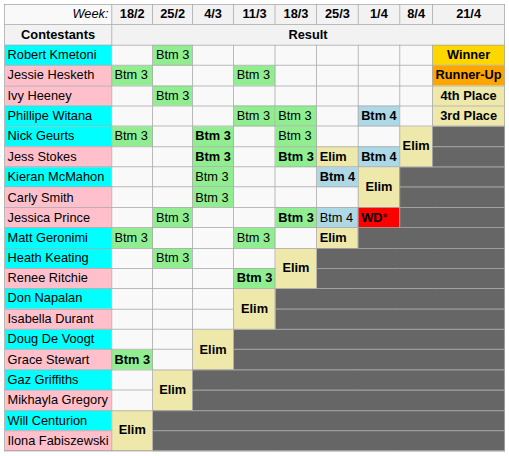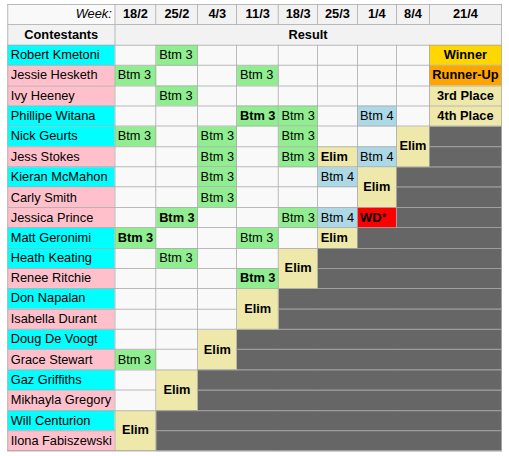(469, 95) 4th Place -> (465, 95) 3rd Place
(253, 116) normal -> (258, 116) bold
(379, 116) bold -> (377, 116) normal
(469, 116) 3rd Place -> (465, 116) 4th Place
(213, 136) bold -> (217, 136) normal
(213, 156) bold -> (217, 156) normal
(296, 156) bold -> (298, 156) normal
(379, 156) bold -> (377, 156) normal
(337, 177) bold -> (337, 177) normal
(173, 217) normal -> (177, 217) bold
(296, 217) bold -> (298, 217) normal
(131, 237) normal -> (135, 237) bold
(132, 359) bold -> (134, 359) normal
